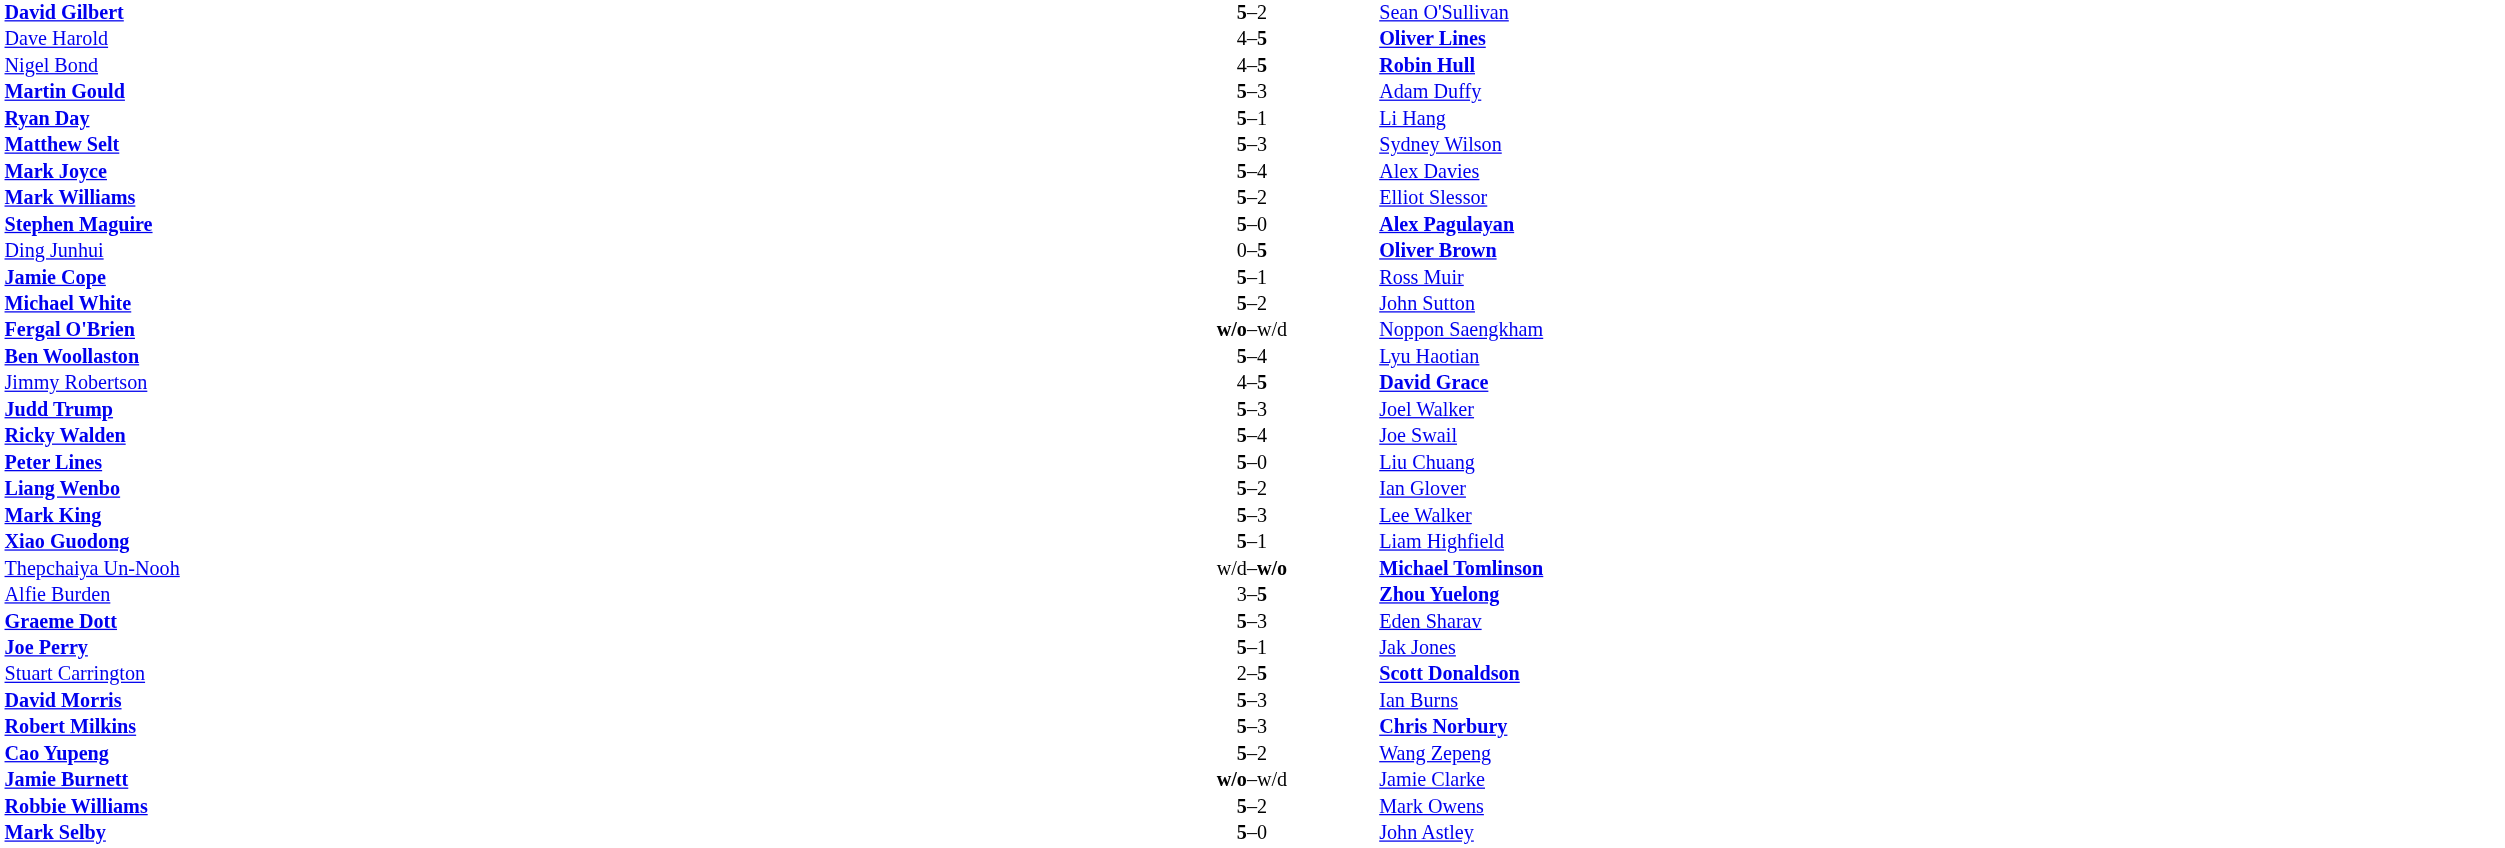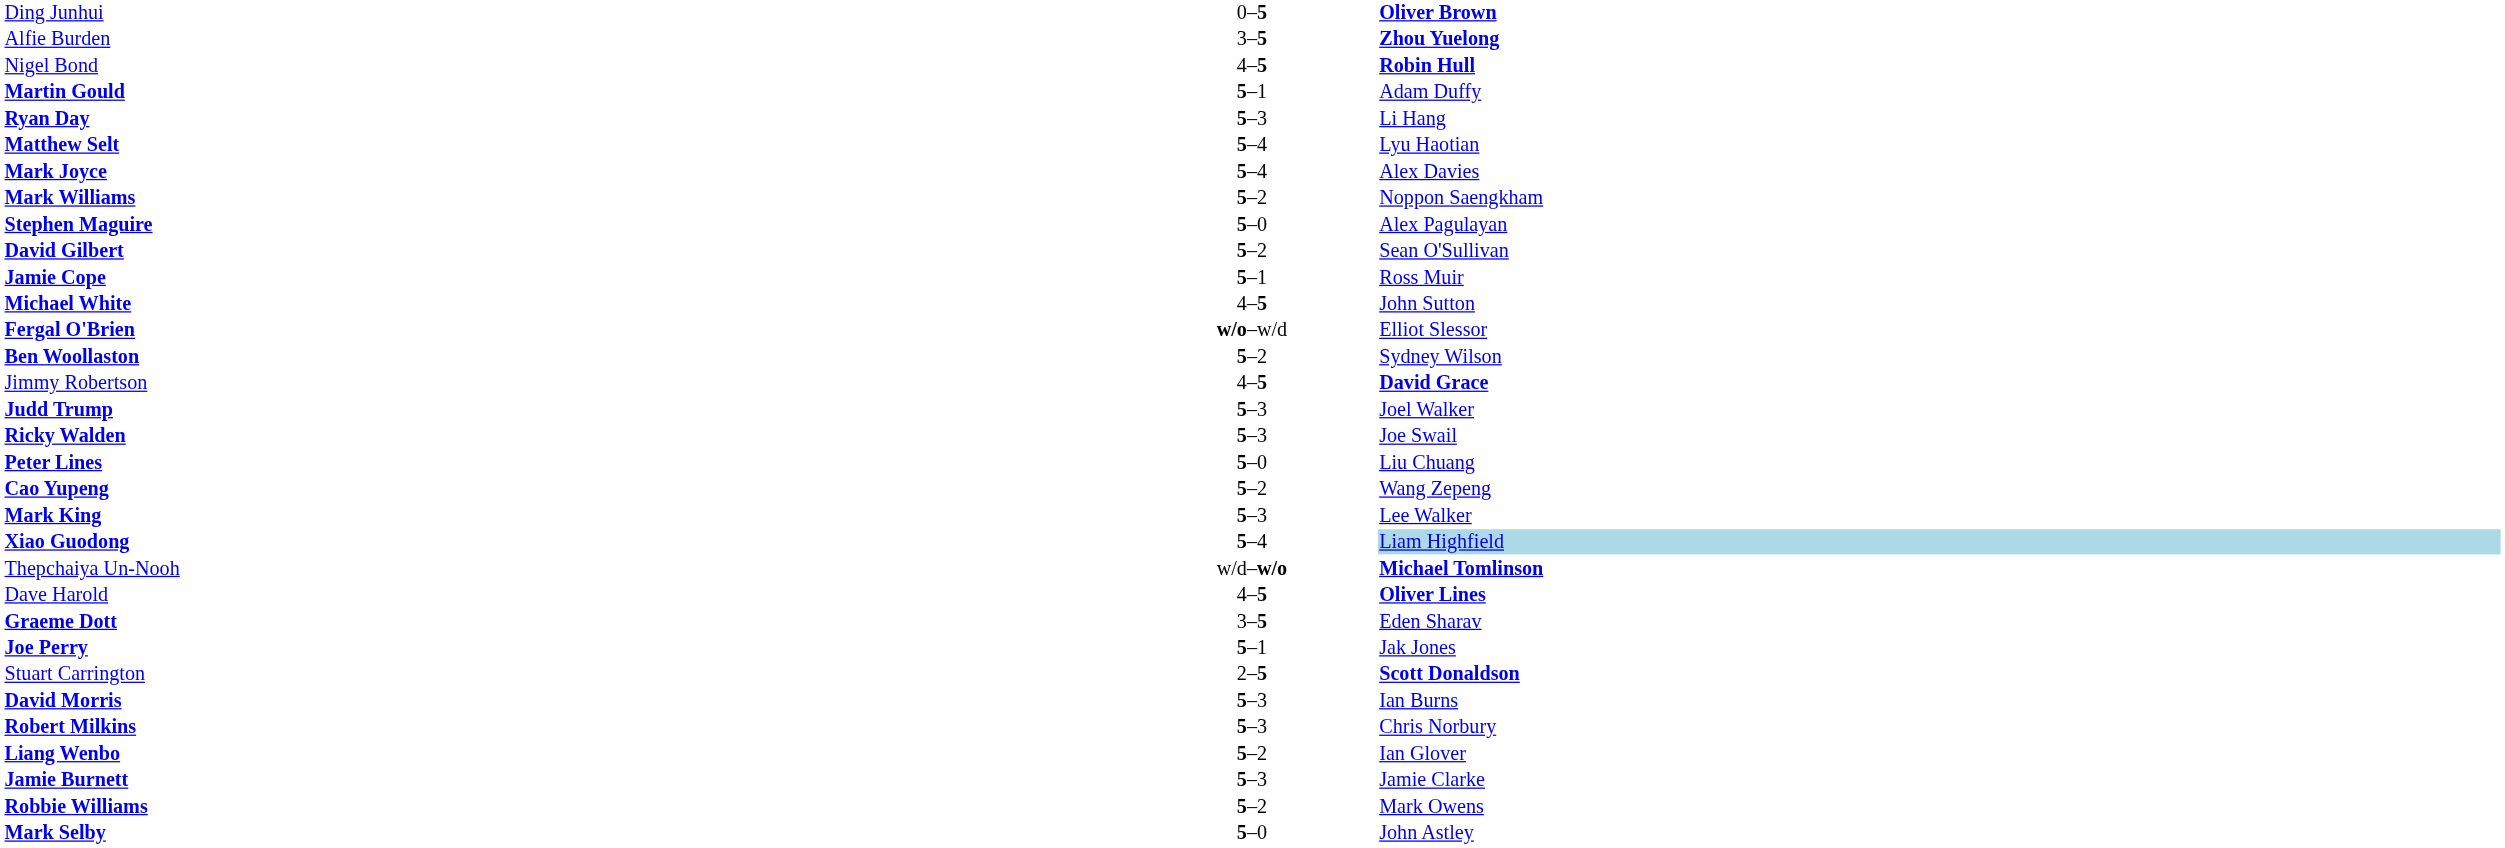rows swapped: (54, 250) <-> (64, 12)
rows swapped: (56, 38) <-> (57, 594)
(1252, 91) 5–3 -> (1252, 91) 5–1
(1252, 118) 5–1 -> (1252, 118) 5–3
(1252, 144) 5–3 -> (1252, 144) 5–4
(1440, 144) Sydney Wilson -> (1429, 144) Lyu Haotian
(1433, 197) Elliot Slessor -> (1461, 197) Noppon Saengkham
(1447, 224) bold -> (1443, 224) normal
(1252, 303) 5–2 -> (1252, 303) 4–5
(1461, 330) Noppon Saengkham -> (1433, 330) Elliot Slessor
(1252, 356) 5–4 -> (1252, 356) 5–2
(1429, 356) Lyu Haotian -> (1440, 356) Sydney Wilson
(1252, 435) 5–4 -> (1252, 435) 5–3
rows swapped: (57, 753) <-> (62, 488)
(1252, 541) 5–1 -> (1252, 541) 5–4
(1442, 541) no background -> (1442, 541) lightblue background
(1252, 621) 5–3 -> (1252, 621) 3–5
(1443, 726) bold -> (1438, 726) normal
(1252, 779) w/o–w/d -> (1252, 779) 5–3
